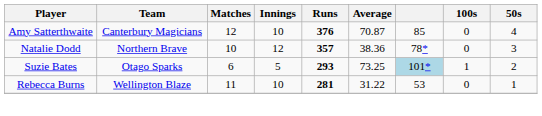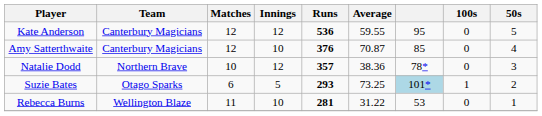+ row: (51, 31)
